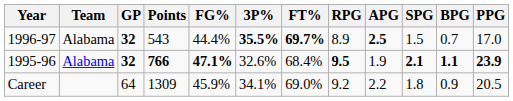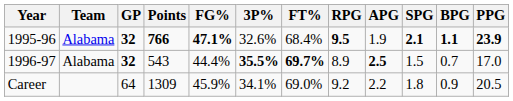rows swapped: (32, 61) <-> (32, 38)
